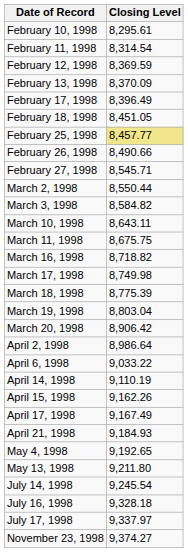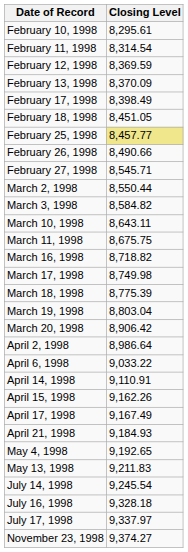(130, 100) 8,396.49 -> (130, 100) 8,398.49
(130, 380) 9,110.19 -> (130, 380) 9,110.91
(130, 468) 9,211.80 -> (130, 468) 9,211.83
